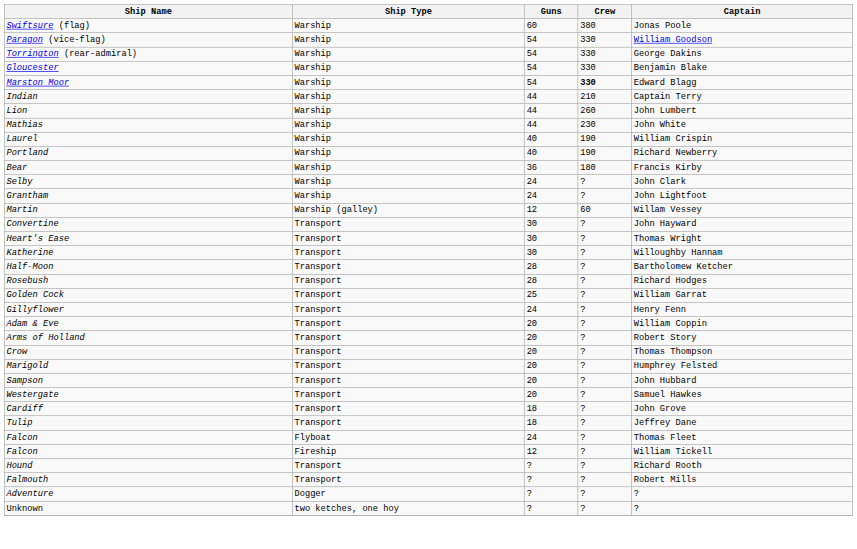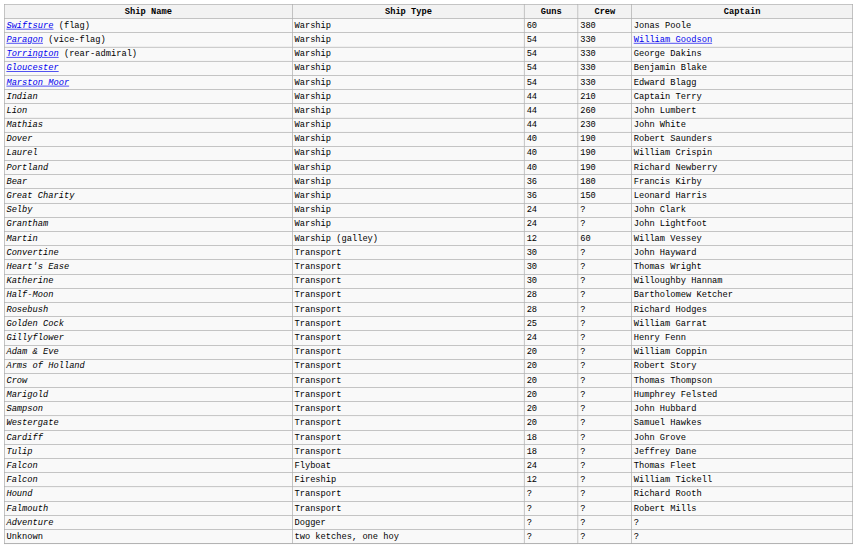(588, 82) bold -> (588, 82) normal
+ row: (19, 139)
+ row: (40, 196)
